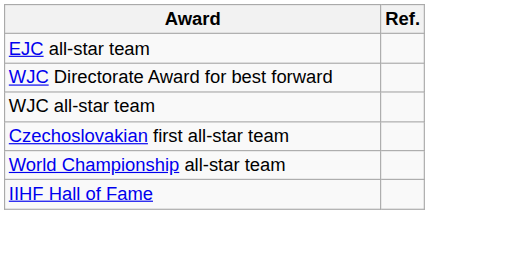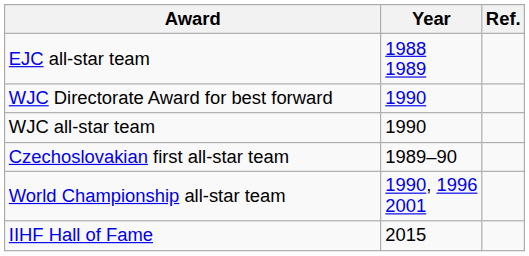+ column: (431, 19)
